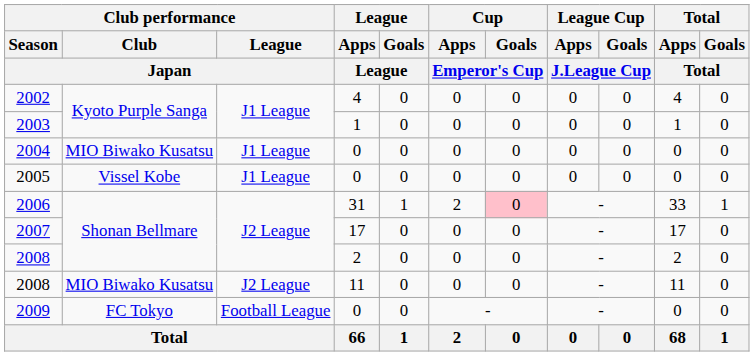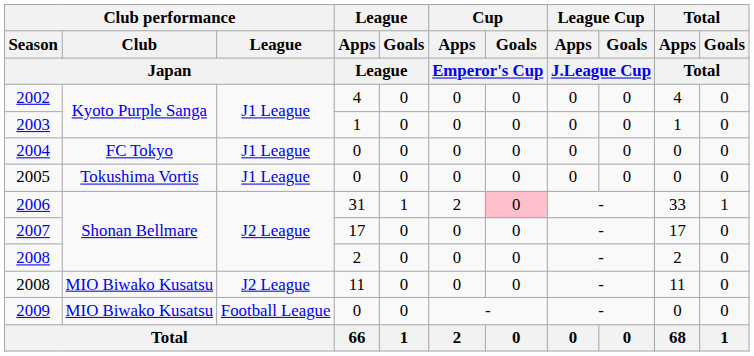(139, 151) MIO Biwako Kusatsu -> (139, 151) FC Tokyo
(139, 177) Vissel Kobe -> (139, 177) Tokushima Vortis
(139, 310) FC Tokyo -> (139, 310) MIO Biwako Kusatsu
